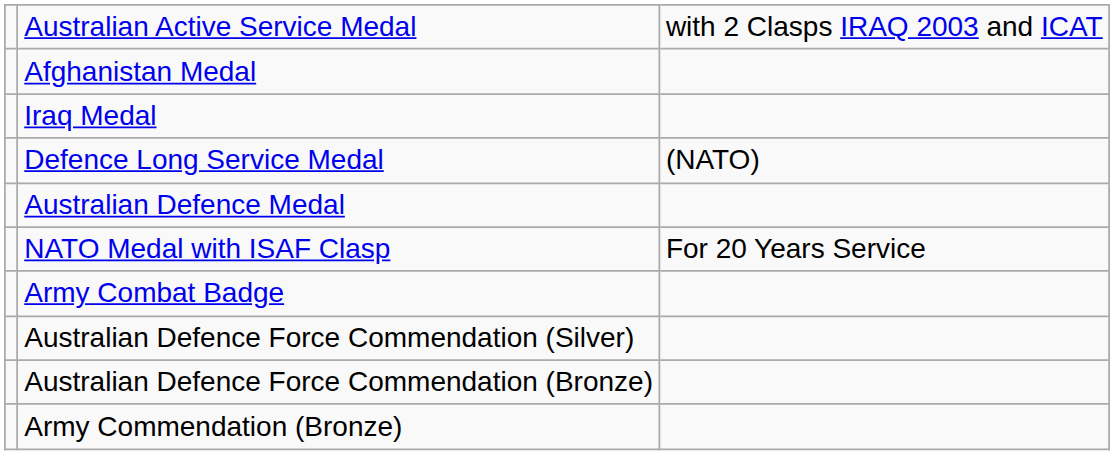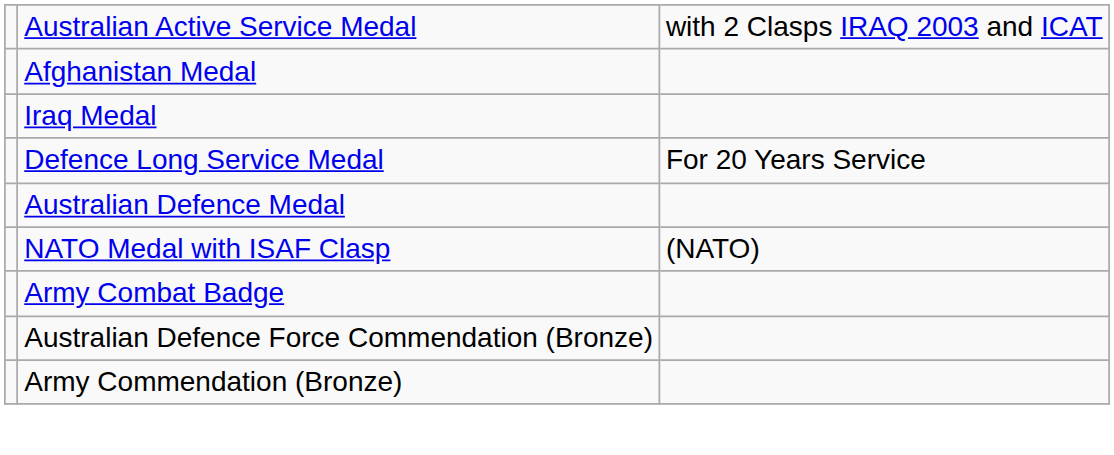(713, 159) (NATO) -> (796, 159) For 20 Years Service
(796, 248) For 20 Years Service -> (713, 248) (NATO)
- row: (329, 337)
